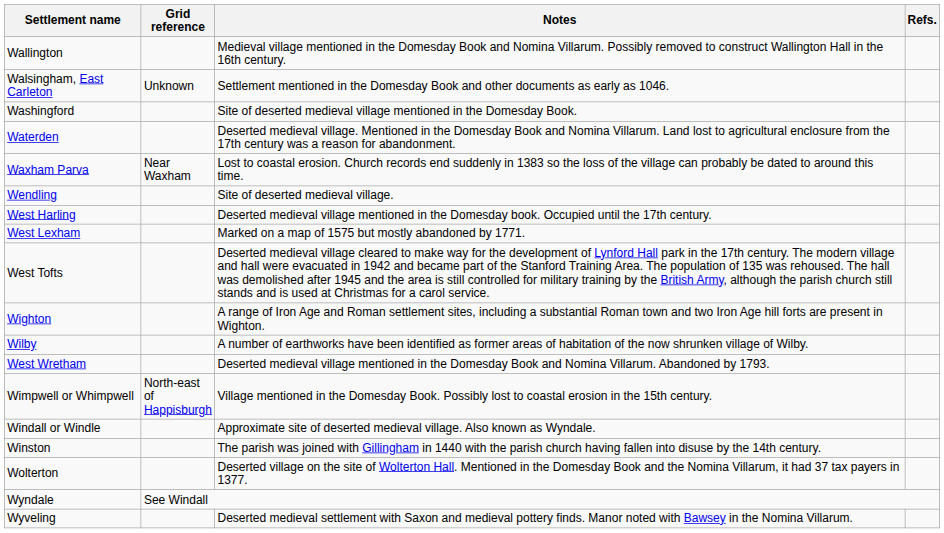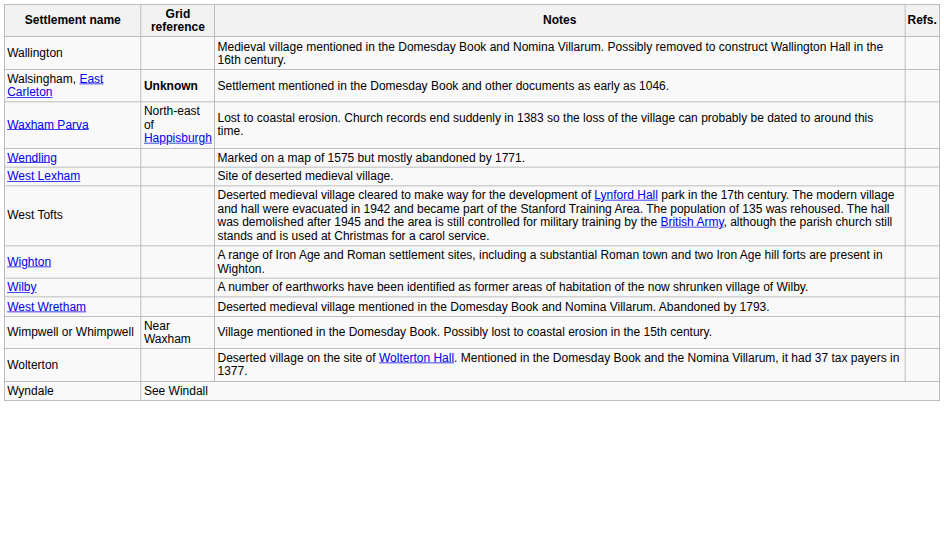(169, 85) normal -> (171, 85) bold
- row: (41, 111)
- row: (33, 137)
(167, 169) Near Waxham -> (178, 125) North-east of Happisburgh
(306, 195) Site of deserted medieval village. -> (371, 157) Marked on a map of 1575 but mostly abandoned by 1771.
- row: (41, 214)
(371, 233) Marked on a map of 1575 but mostly abandoned by 1771. -> (306, 176) Site of deserted medieval village.
(178, 396) North-east of Happisburgh -> (167, 332) Near Waxham
- row: (54, 428)
- row: (29, 447)
- row: (31, 518)
